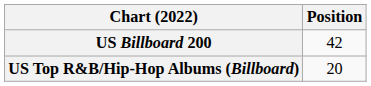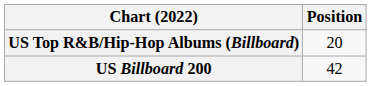rows swapped: (154, 42) <-> (154, 68)
